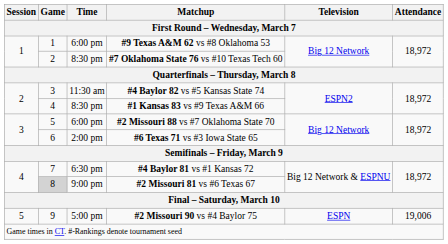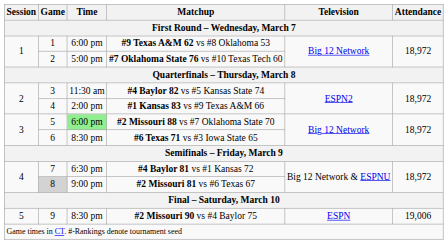(87, 59) 8:30 pm -> (87, 59) 5:00 pm
(87, 106) 8:30 pm -> (87, 106) 2:00 pm
(87, 122) no background -> (87, 122) lightgreen background
(87, 138) 2:00 pm -> (87, 138) 8:30 pm
(87, 216) 5:00 pm -> (87, 216) 8:30 pm
